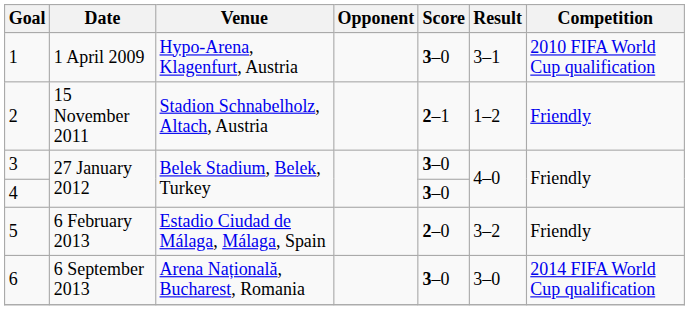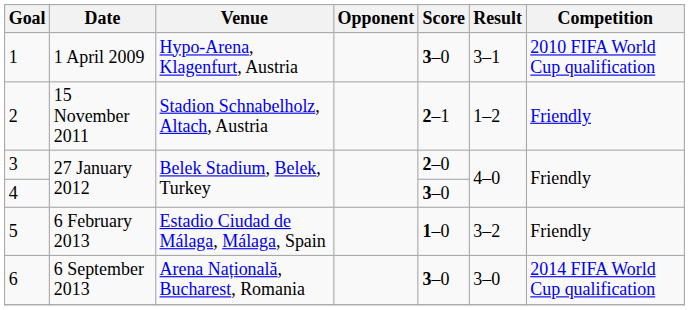(436, 164) 3–0 -> (436, 164) 2–0
(436, 231) 2–0 -> (436, 231) 1–0
